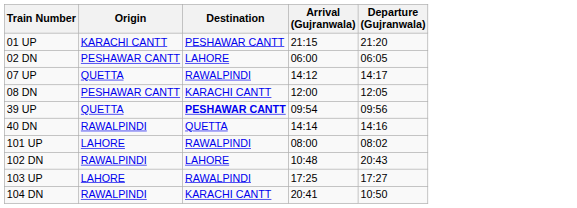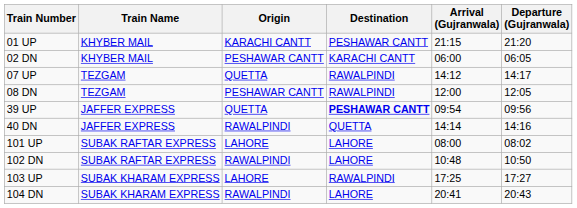+ column: (150, 19)
(207, 59) LAHORE -> (372, 59) KARACHI CANTT
(228, 93) KARACHI CANTT -> (362, 93) RAWALPINDI
(218, 144) RAWALPINDI -> (351, 144) LAHORE
(374, 161) 20:43 -> (518, 161) 10:50
(228, 195) KARACHI CANTT -> (351, 195) LAHORE
(374, 195) 10:50 -> (518, 195) 20:43
